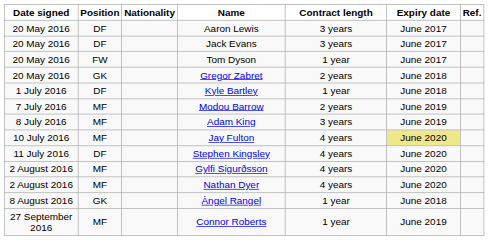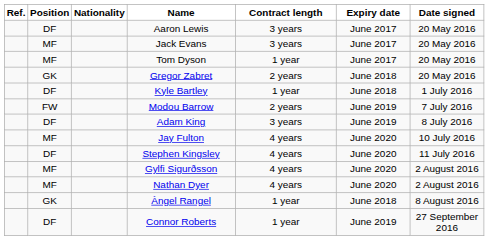columns swapped: (41, 13) <-> (472, 13)
(100, 44) DF -> (50, 44) MF
(100, 60) FW -> (50, 60) MF
(100, 107) MF -> (50, 107) FW
(100, 122) MF -> (50, 122) DF
(423, 138) khaki background -> (373, 138) no background
(100, 222) MF -> (50, 222) DF
